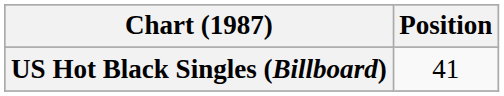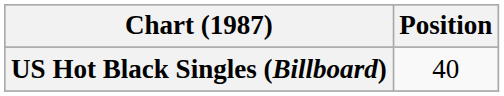(446, 68) 41 -> (446, 68) 40
